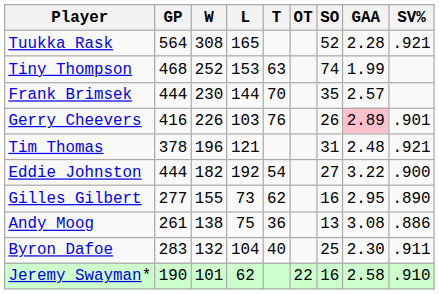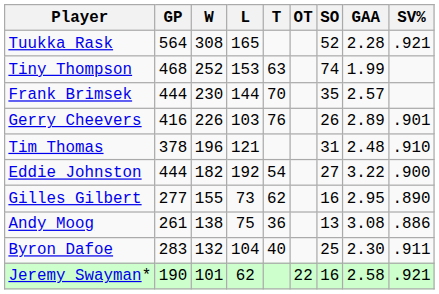(366, 121) pink background -> (366, 121) no background
(411, 147) .921 -> (411, 147) .910
(411, 276) .910 -> (411, 276) .921
